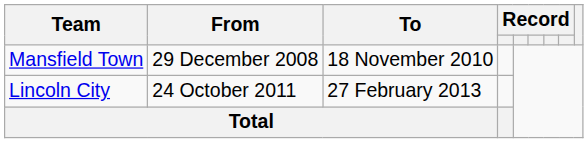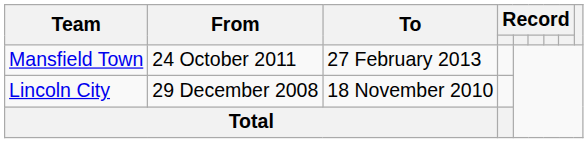(235, 59) 29 December 2008 -> (224, 59) 24 October 2011
(410, 59) 18 November 2010 -> (404, 59) 27 February 2013
(224, 90) 24 October 2011 -> (235, 90) 29 December 2008
(404, 90) 27 February 2013 -> (410, 90) 18 November 2010
